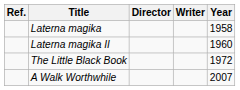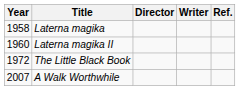columns swapped: (221, 12) <-> (16, 12)
